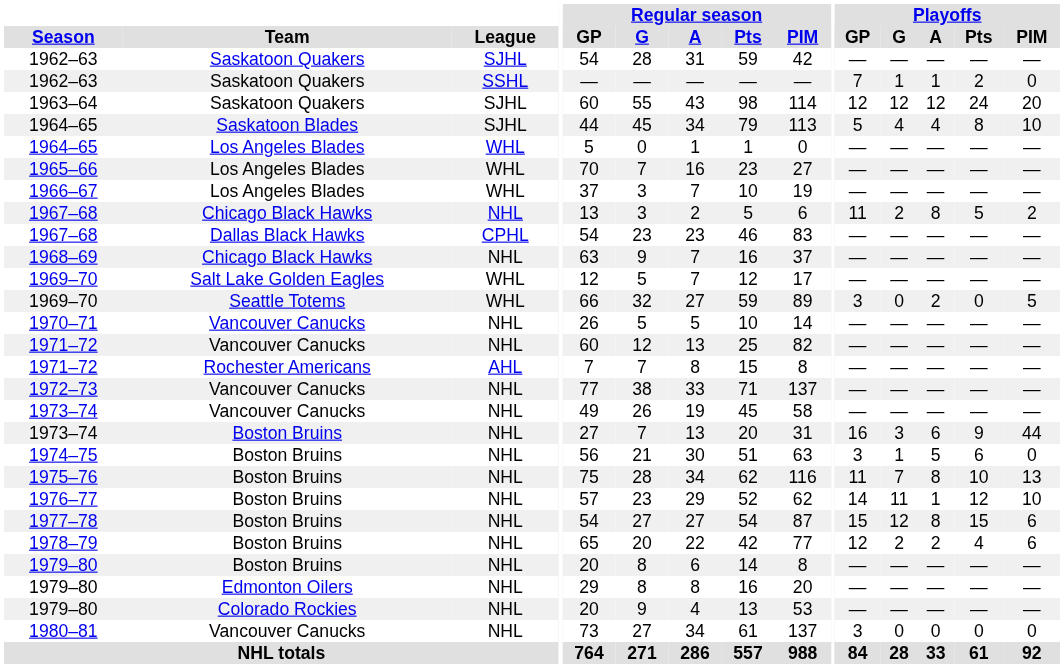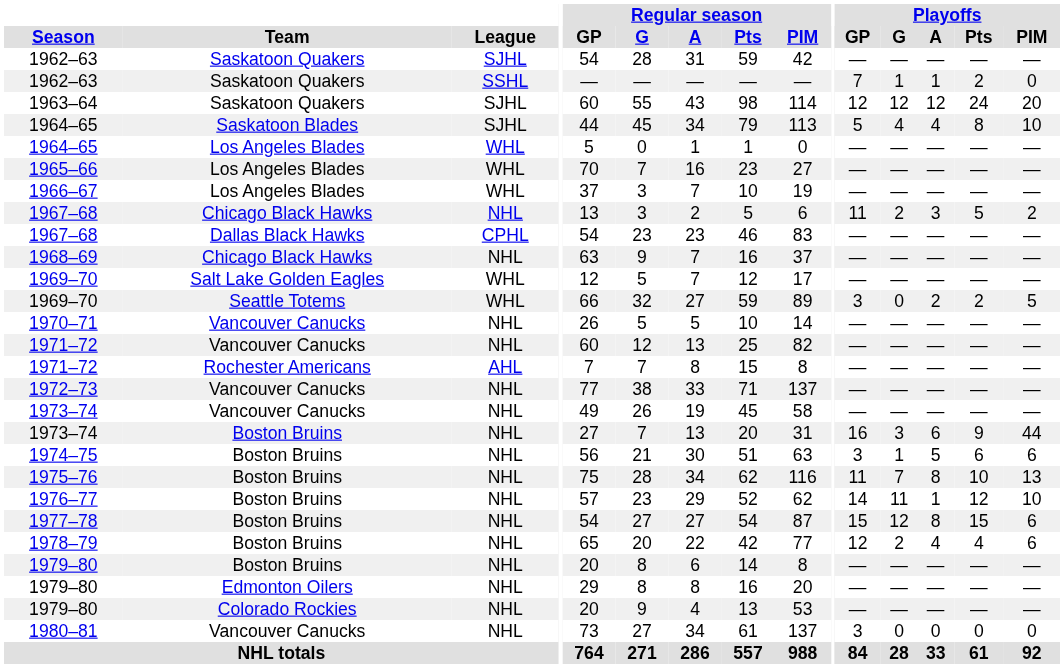(936, 212) 8 -> (936, 212) 3
(979, 300) 0 -> (979, 300) 2
(1032, 454) 0 -> (1032, 454) 6
(936, 542) 2 -> (936, 542) 4
